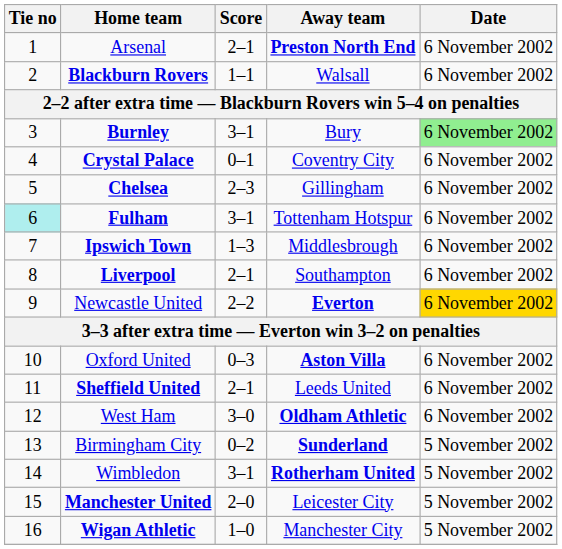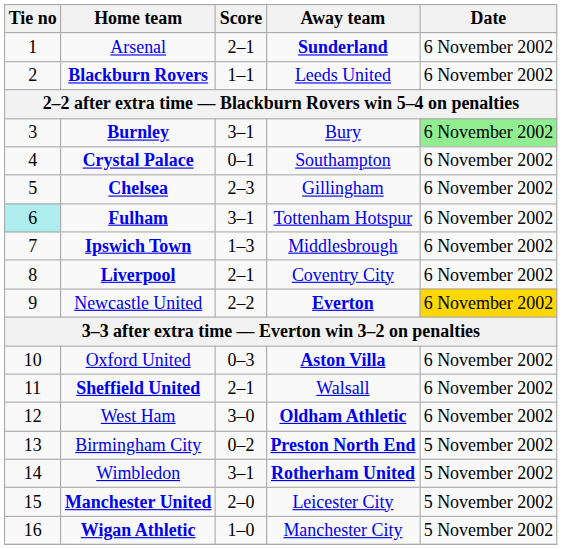(343, 47) Preston North End -> (343, 47) Sunderland
(343, 75) Walsall -> (343, 75) Leeds United
(343, 160) Coventry City -> (343, 160) Southampton
(343, 274) Southampton -> (343, 274) Coventry City
(343, 388) Leeds United -> (343, 388) Walsall
(343, 445) Sunderland -> (343, 445) Preston North End
